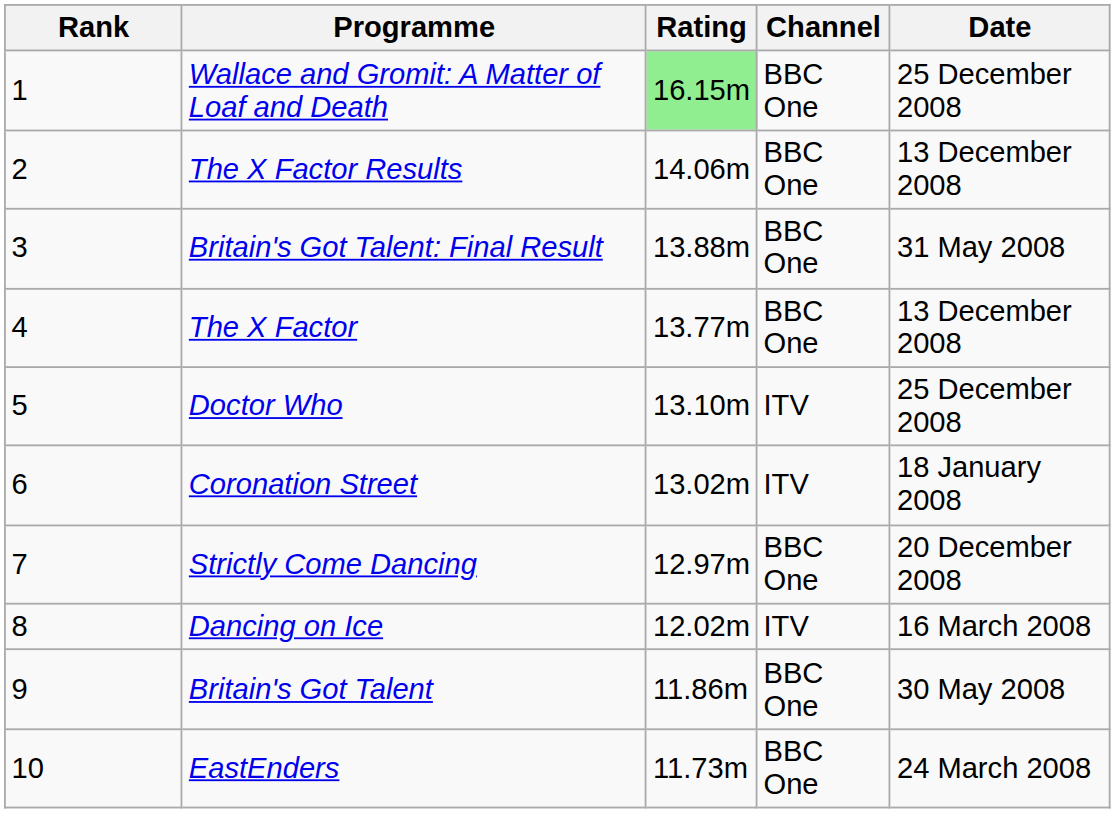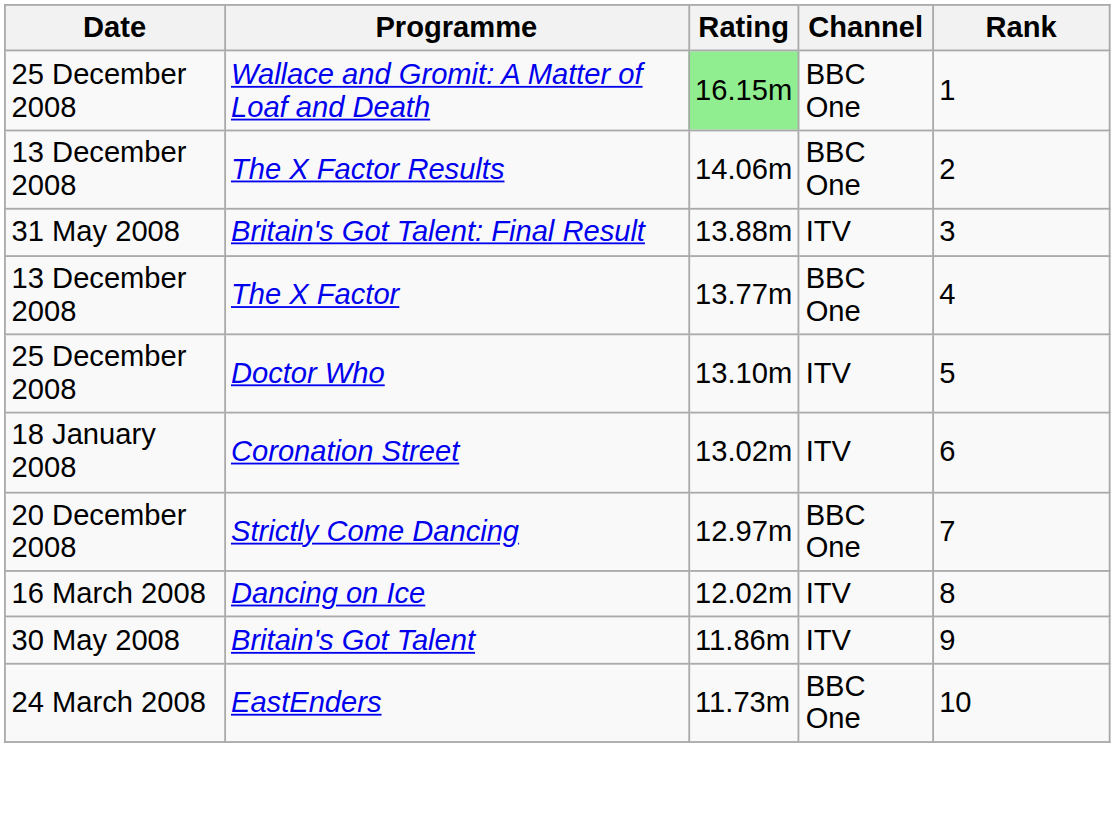columns swapped: (94, 27) <-> (1000, 27)
(793, 248) BBC One -> (828, 231) ITV
(793, 688) BBC One -> (828, 639) ITV
